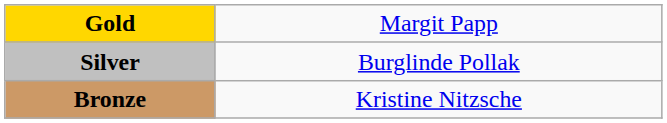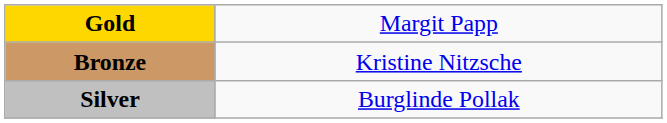rows swapped: (110, 61) <-> (110, 99)
